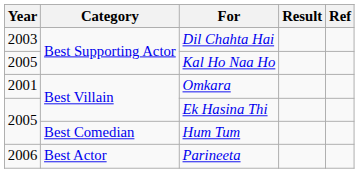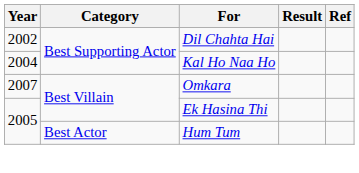(23, 39) 2003 -> (23, 39) 2002
(23, 62) 2005 -> (23, 62) 2004
(23, 86) 2001 -> (23, 86) 2007
(89, 132) Best Comedian -> (75, 132) Best Actor
- row: (212, 156)
